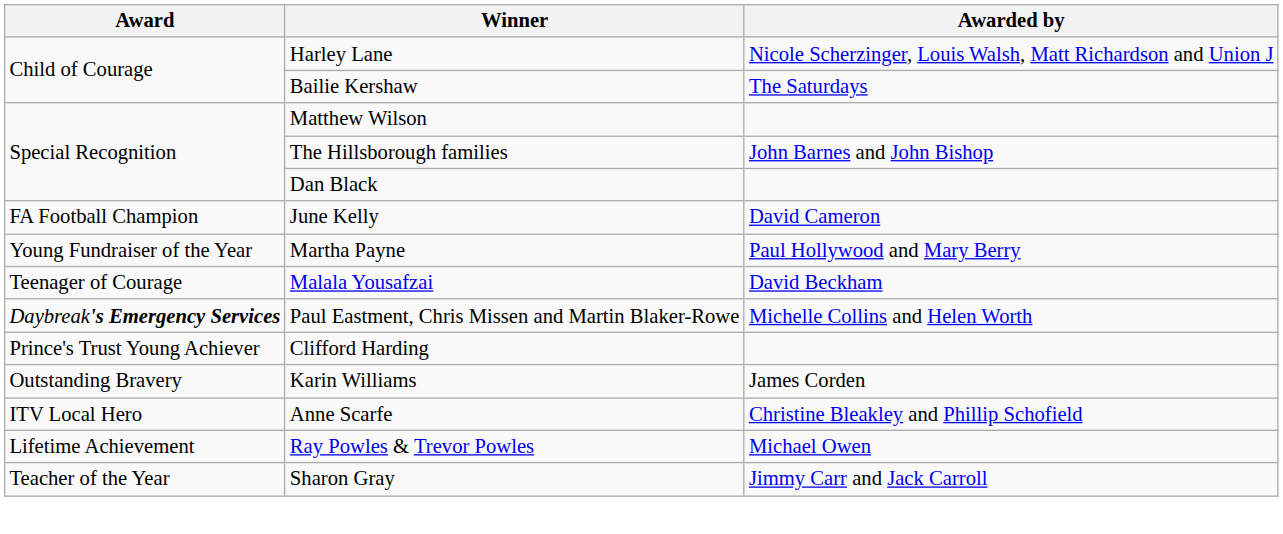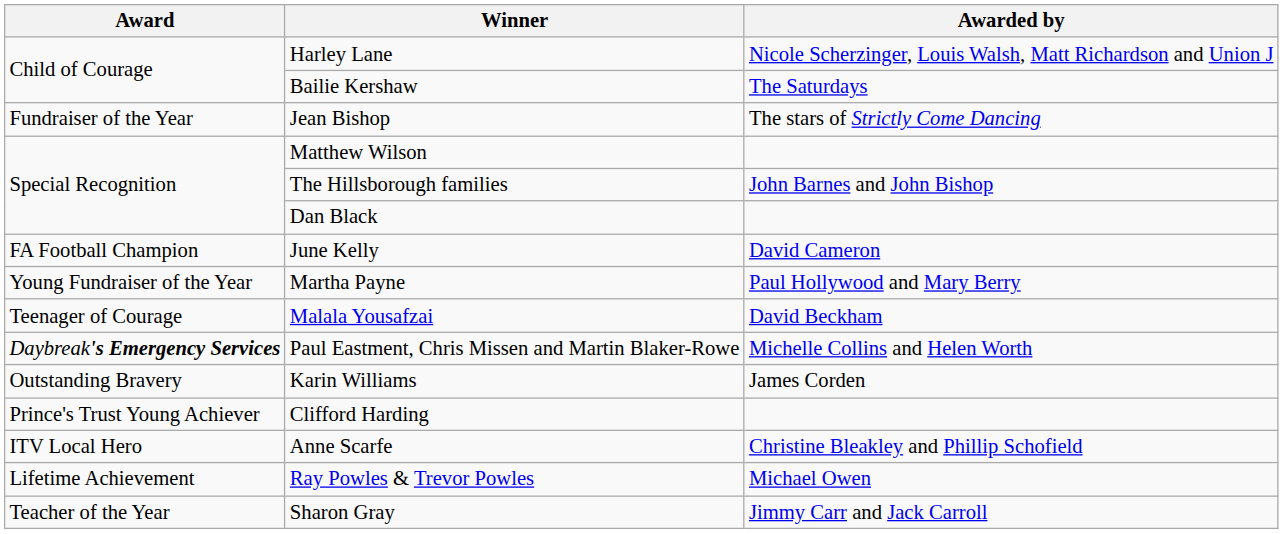+ row: (340, 119)
rows swapped: (353, 380) <-> (359, 348)
